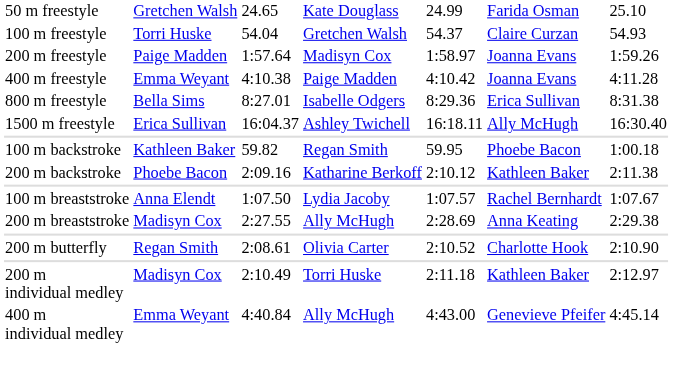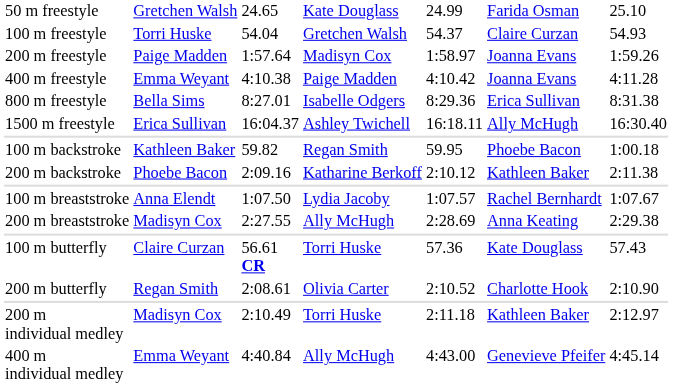+ row: (56, 247)
